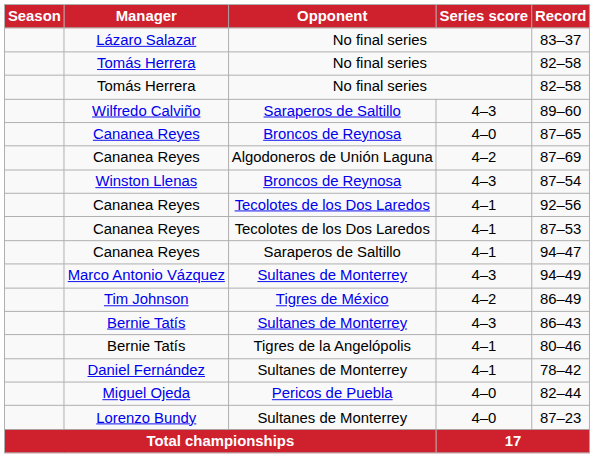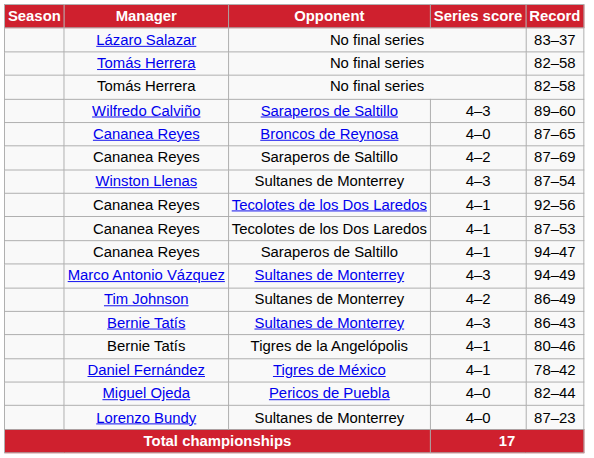(332, 157) Algodoneros de Unión Laguna -> (329, 157) Saraperos de Saltillo
(332, 181) Broncos de Reynosa -> (329, 181) Sultanes de Monterrey
(332, 299) Tigres de México -> (329, 299) Sultanes de Monterrey
(332, 370) Sultanes de Monterrey -> (329, 370) Tigres de México
